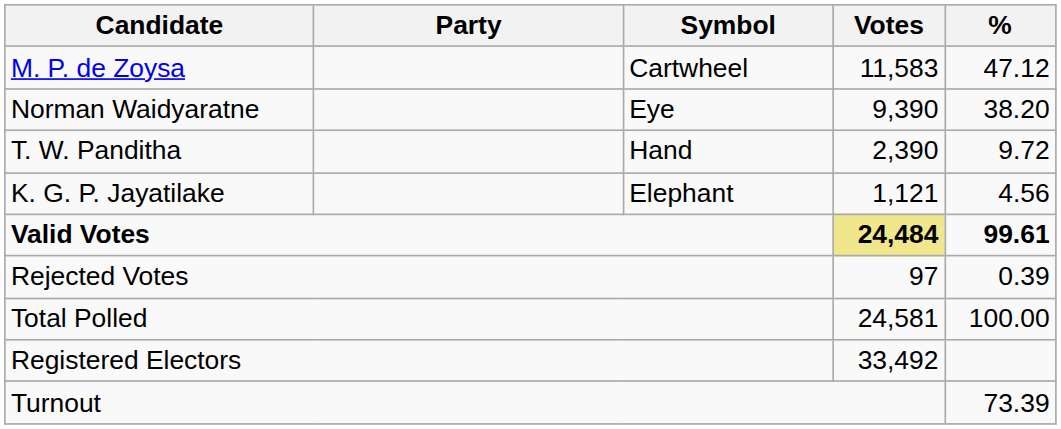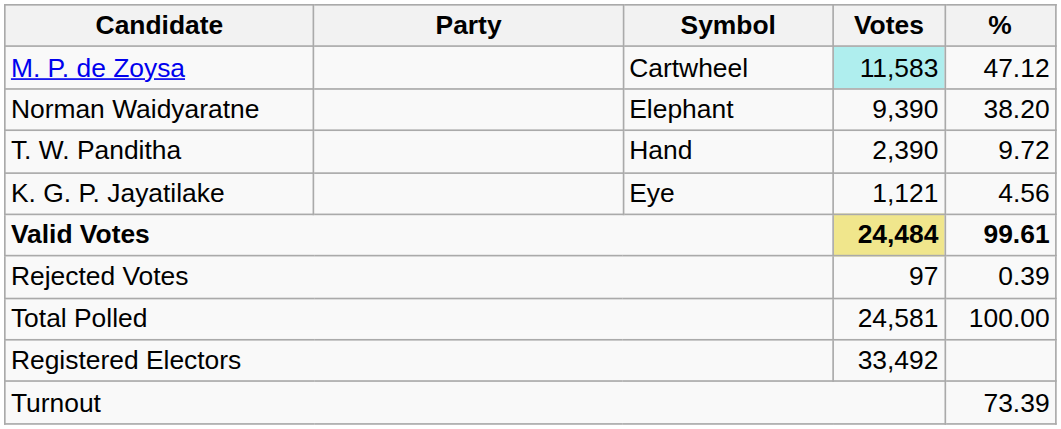(899, 67) no background -> (899, 67) paleturquoise background
(652, 109) Eye -> (681, 109) Elephant
(681, 192) Elephant -> (652, 192) Eye
